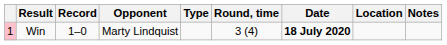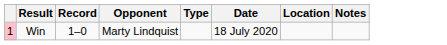- column: (247, 13)
(317, 31) bold -> (246, 31) normal
